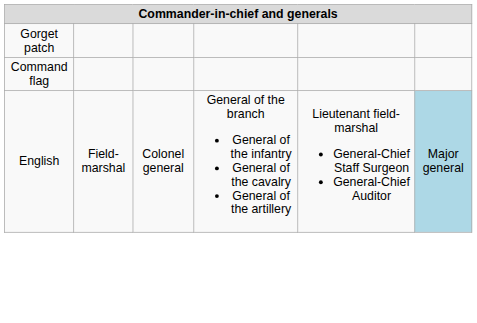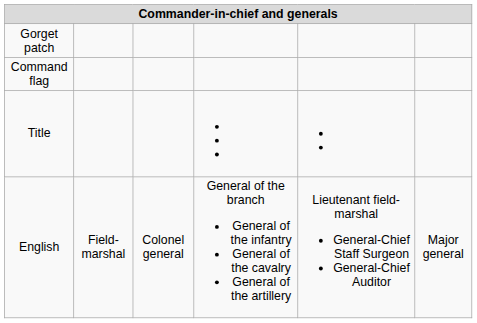+ row: (39, 133)
(443, 161) lightblue background -> (443, 247) no background
